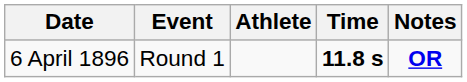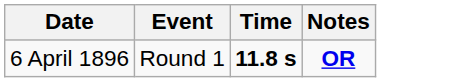- column: (273, 22)
